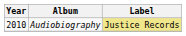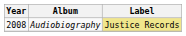(16, 25) 2010 -> (16, 25) 2008
